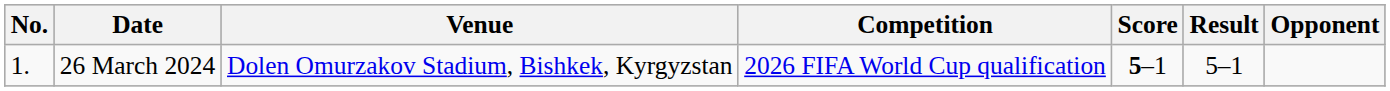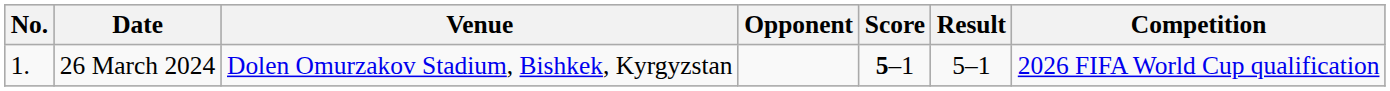columns swapped: (1325, 24) <-> (925, 24)
